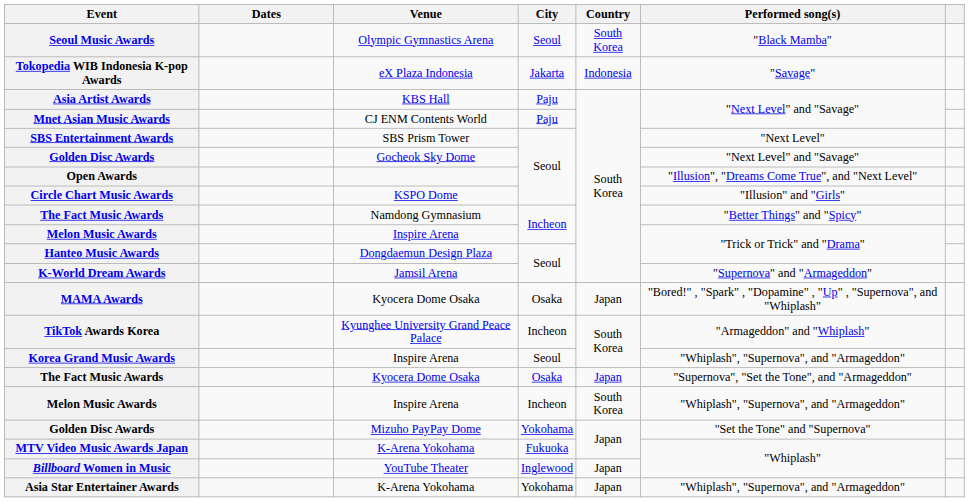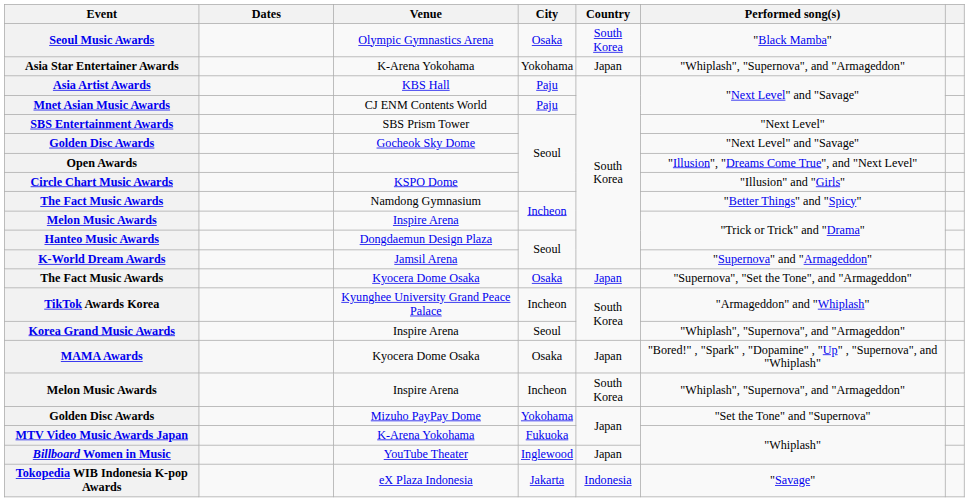(547, 40) Seoul -> (547, 40) Osaka
rows swapped: (102, 73) <-> (102, 487)
rows swapped: (102, 377) <-> (102, 299)
